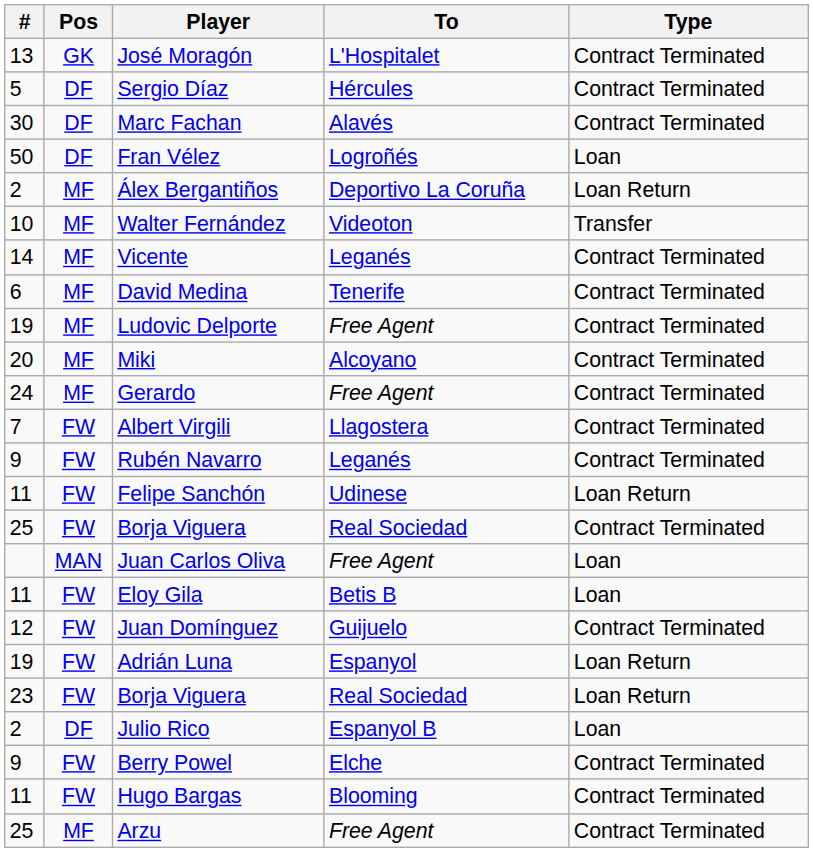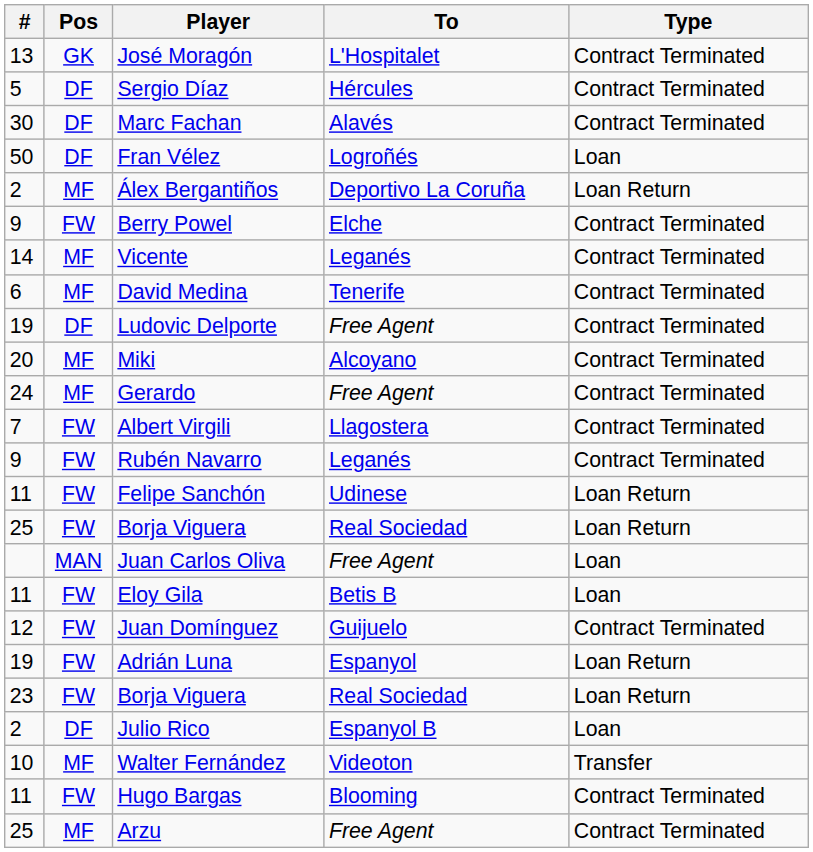rows swapped: (21, 224) <-> (16, 763)
(78, 325) MF -> (78, 325) DF
(669, 527) Contract Terminated -> (632, 527) Loan Return
